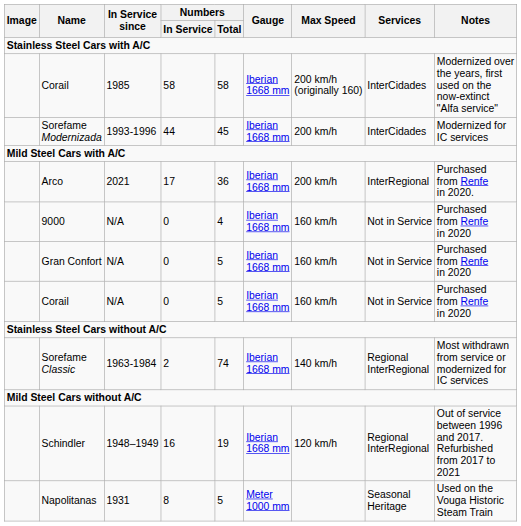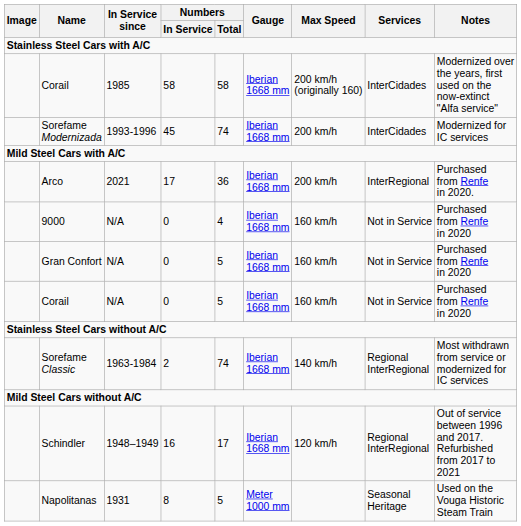(169, 131) 44 -> (169, 131) 45
(223, 131) 45 -> (223, 131) 74
(223, 443) 19 -> (223, 443) 17
